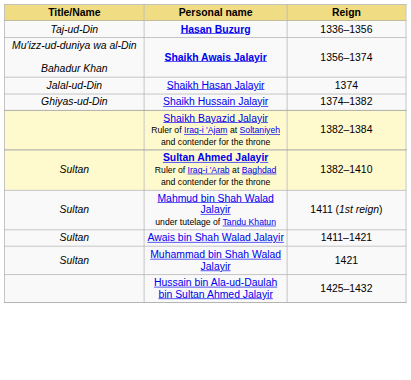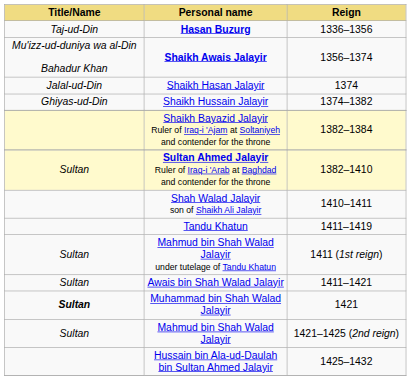+ row: (216, 204)
+ row: (216, 226)
(74, 260) normal -> (74, 305) bold
+ row: (216, 333)
